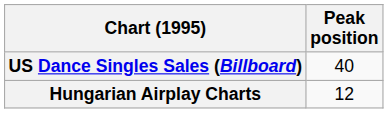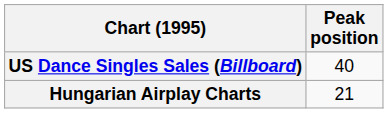(344, 94) 12 -> (344, 94) 21
